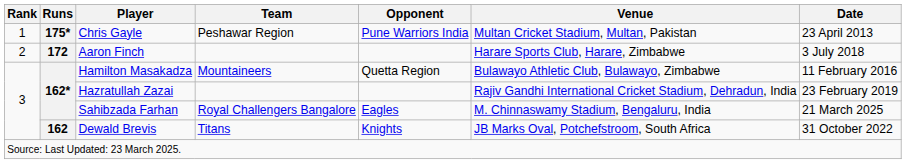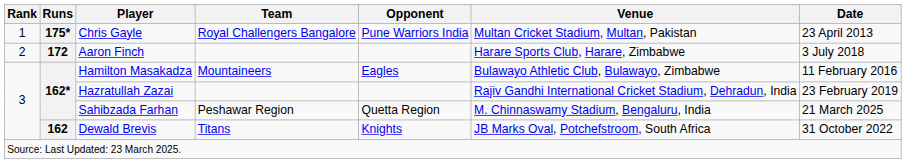(246, 33) Peshawar Region -> (277, 33) Royal Challengers Bangalore
(401, 71) Quetta Region -> (380, 71) Eagles
(277, 110) Royal Challengers Bangalore -> (246, 110) Peshawar Region
(380, 110) Eagles -> (401, 110) Quetta Region
